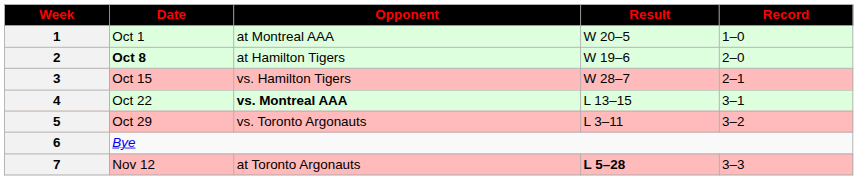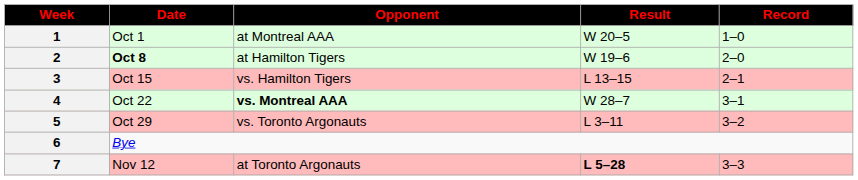(607, 79) W 28–7 -> (608, 79) L 13–15
(608, 100) L 13–15 -> (607, 100) W 28–7
